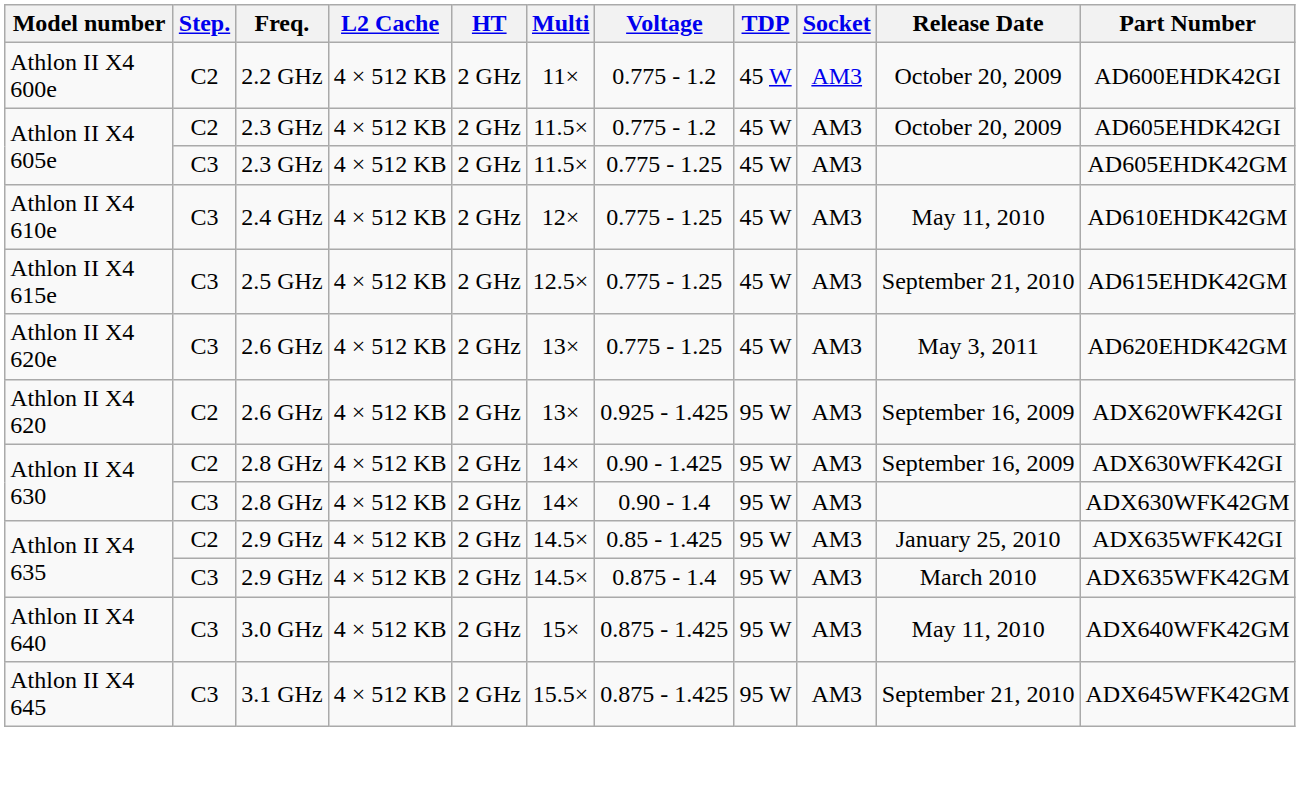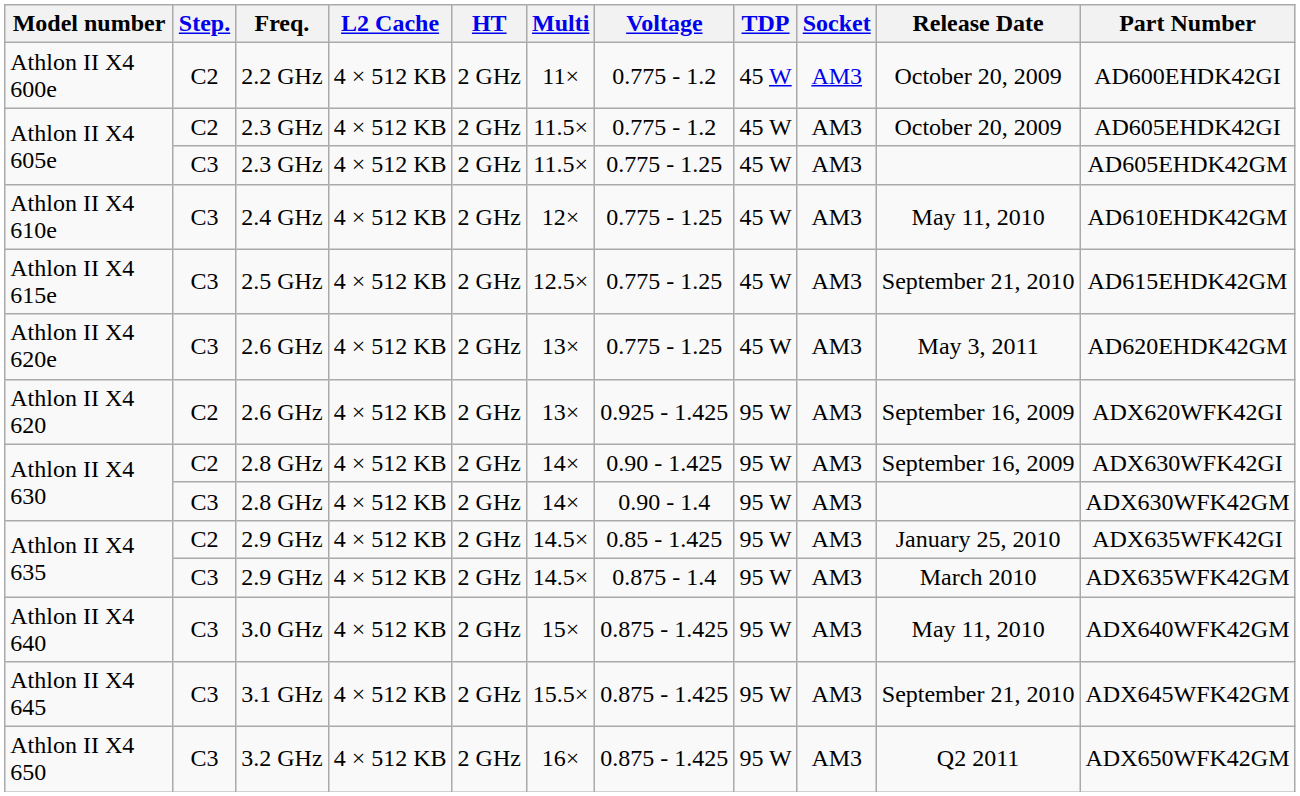+ row: (72, 758)
